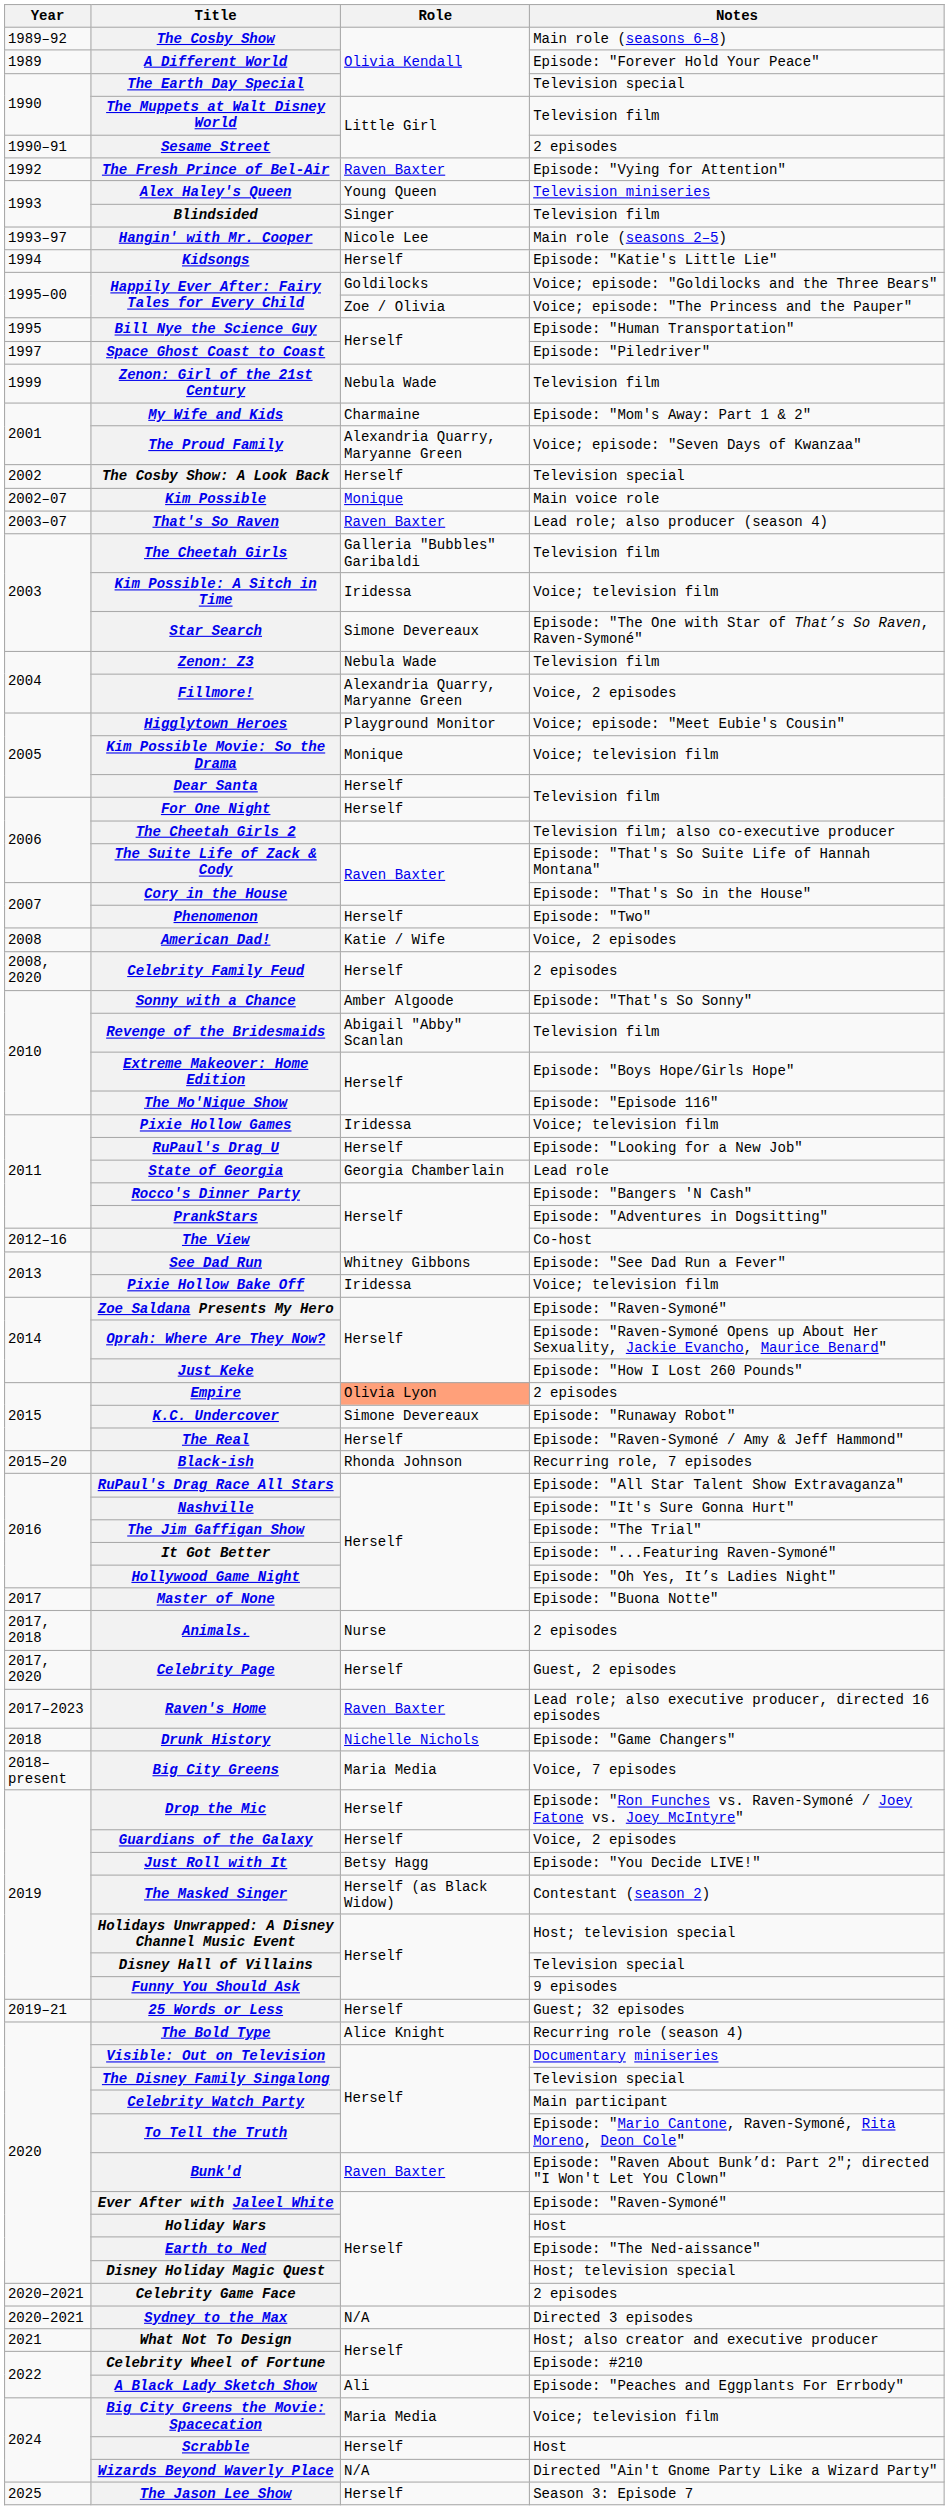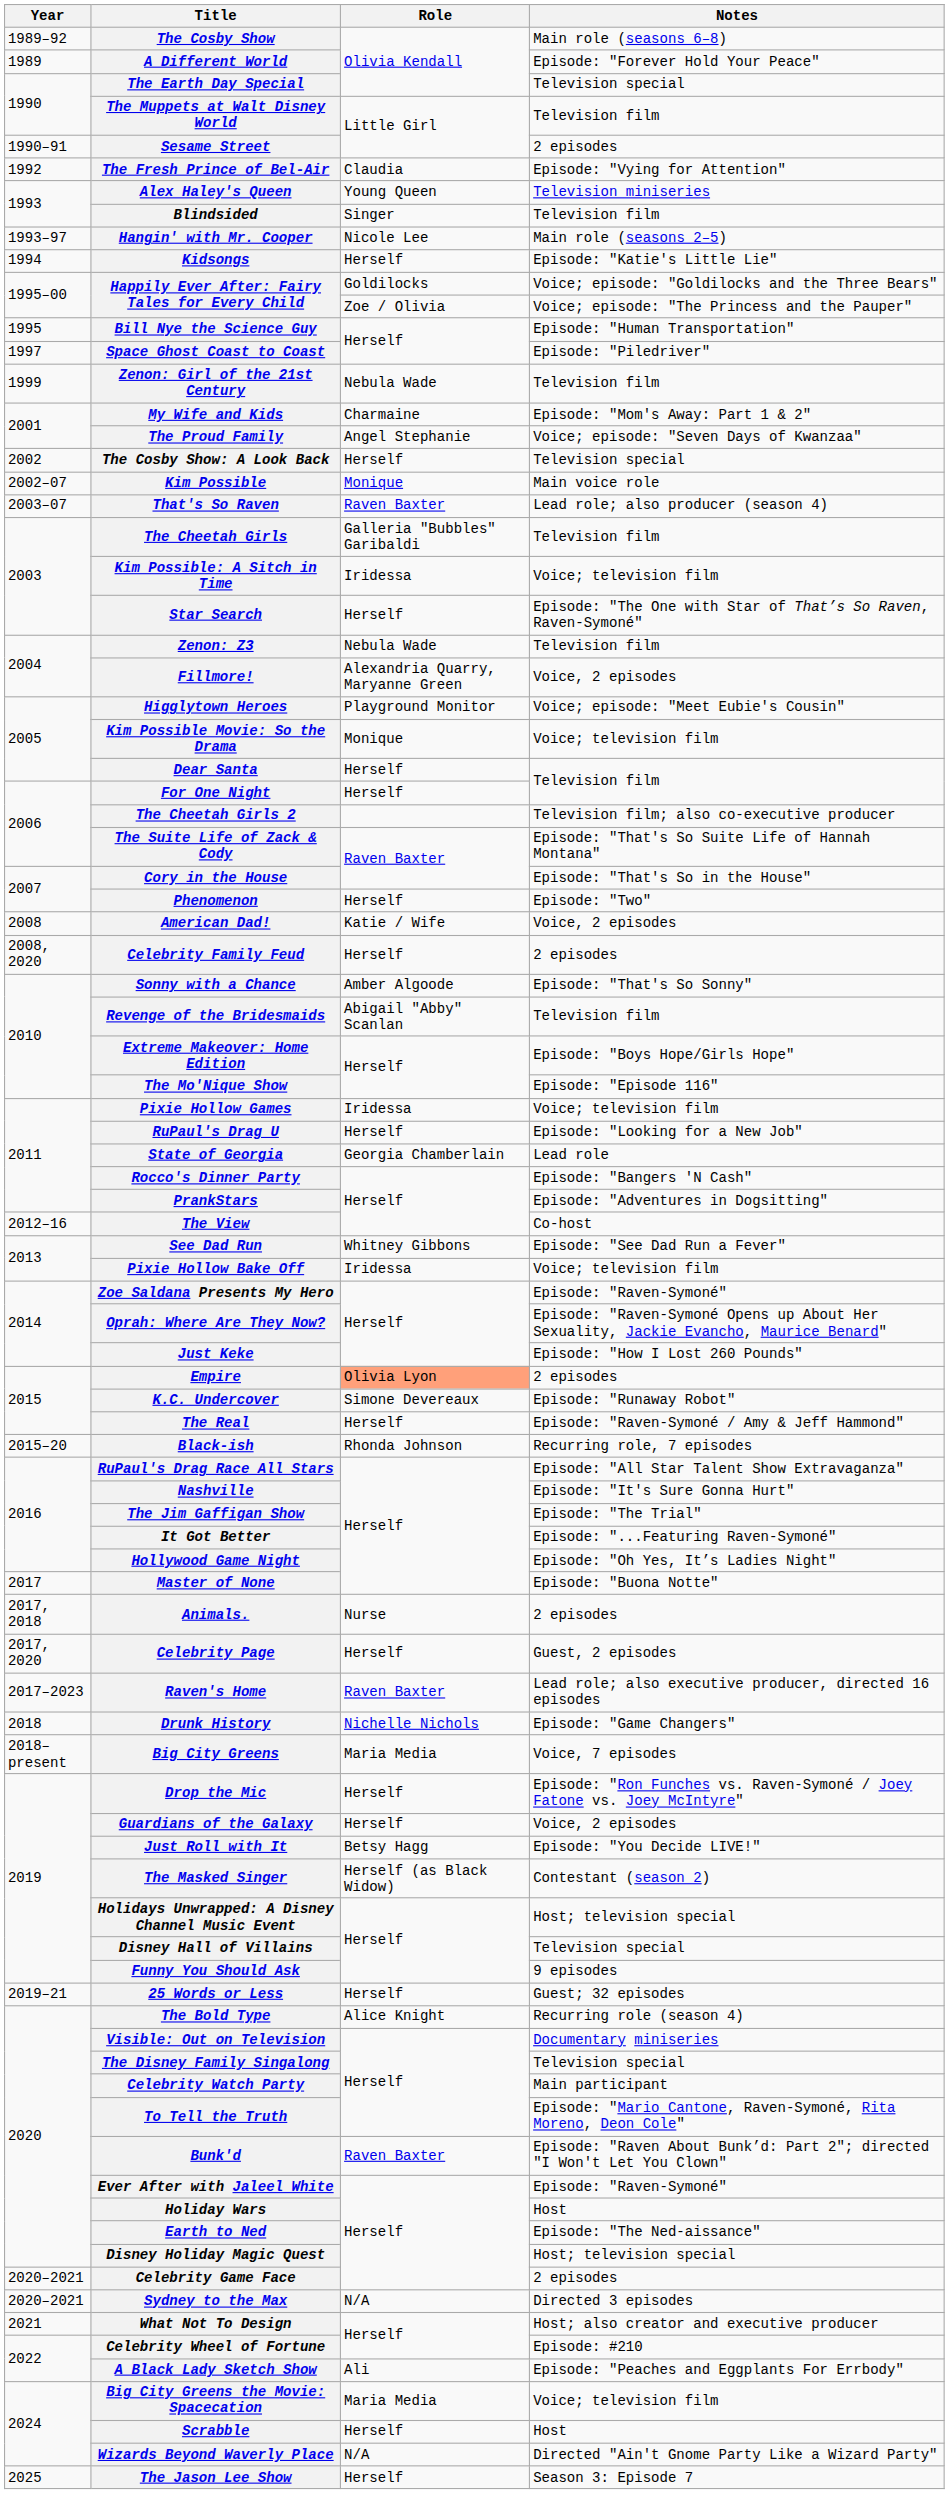(395, 169) Raven Baxter -> (374, 169) Claudia
(420, 445) Alexandria Quarry, Maryanne Green -> (407, 437) Angel Stephanie
(412, 631) Simone Devereaux -> (374, 615) Herself
